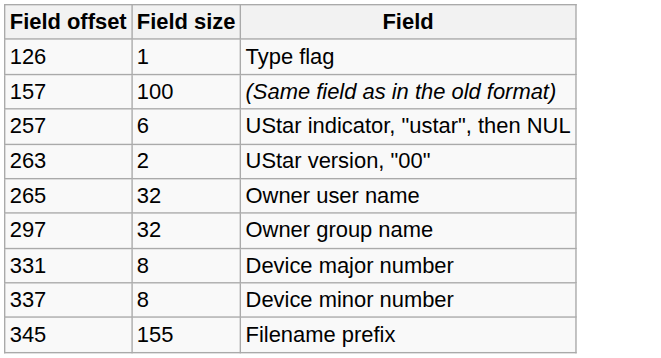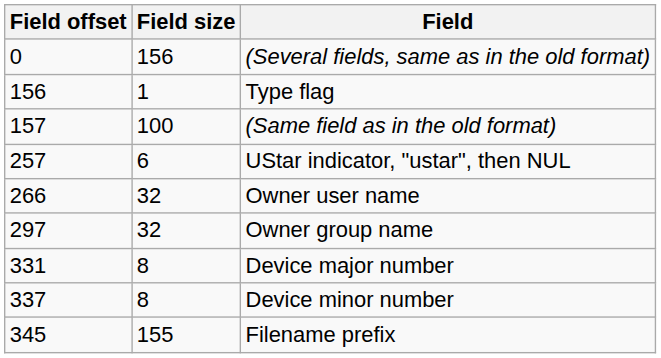+ row: (448, 56)
(28, 56) 126 -> (28, 91) 156
- row: (338, 160)
(28, 195) 265 -> (28, 195) 266
